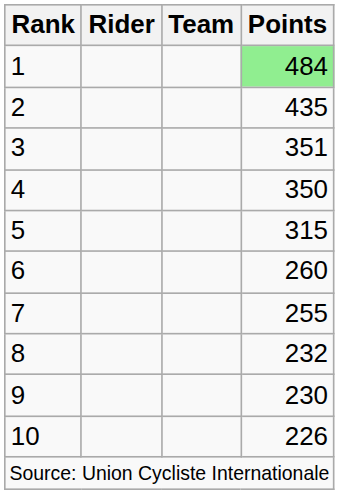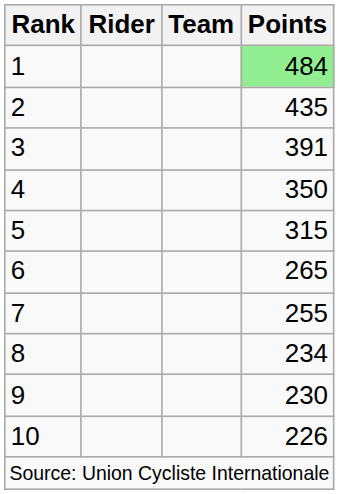(306, 148) 351 -> (306, 148) 391
(306, 271) 260 -> (306, 271) 265
(306, 353) 232 -> (306, 353) 234
